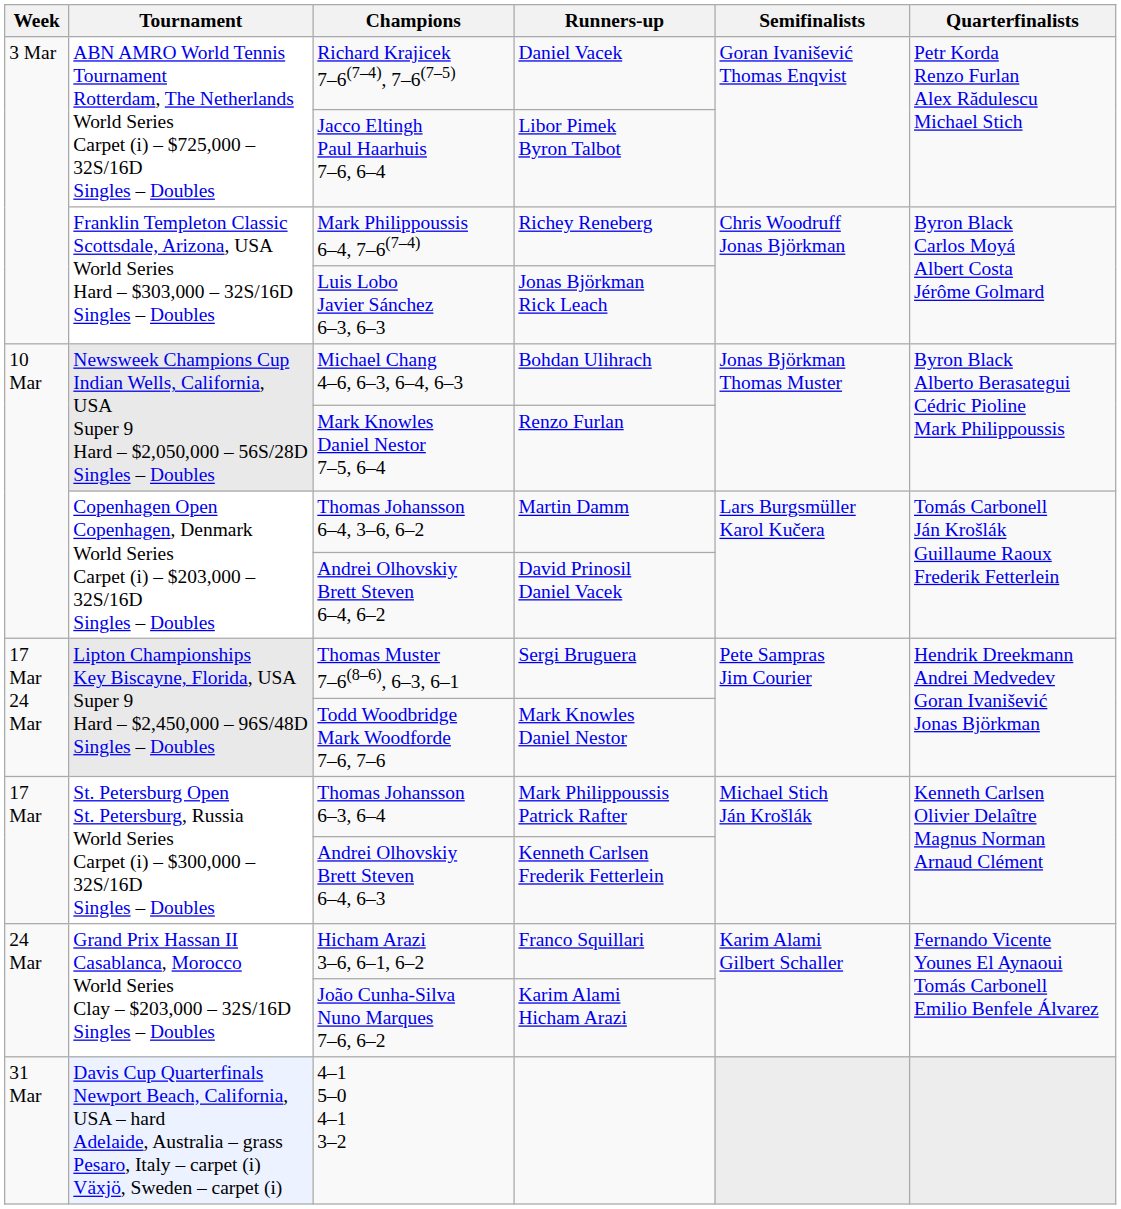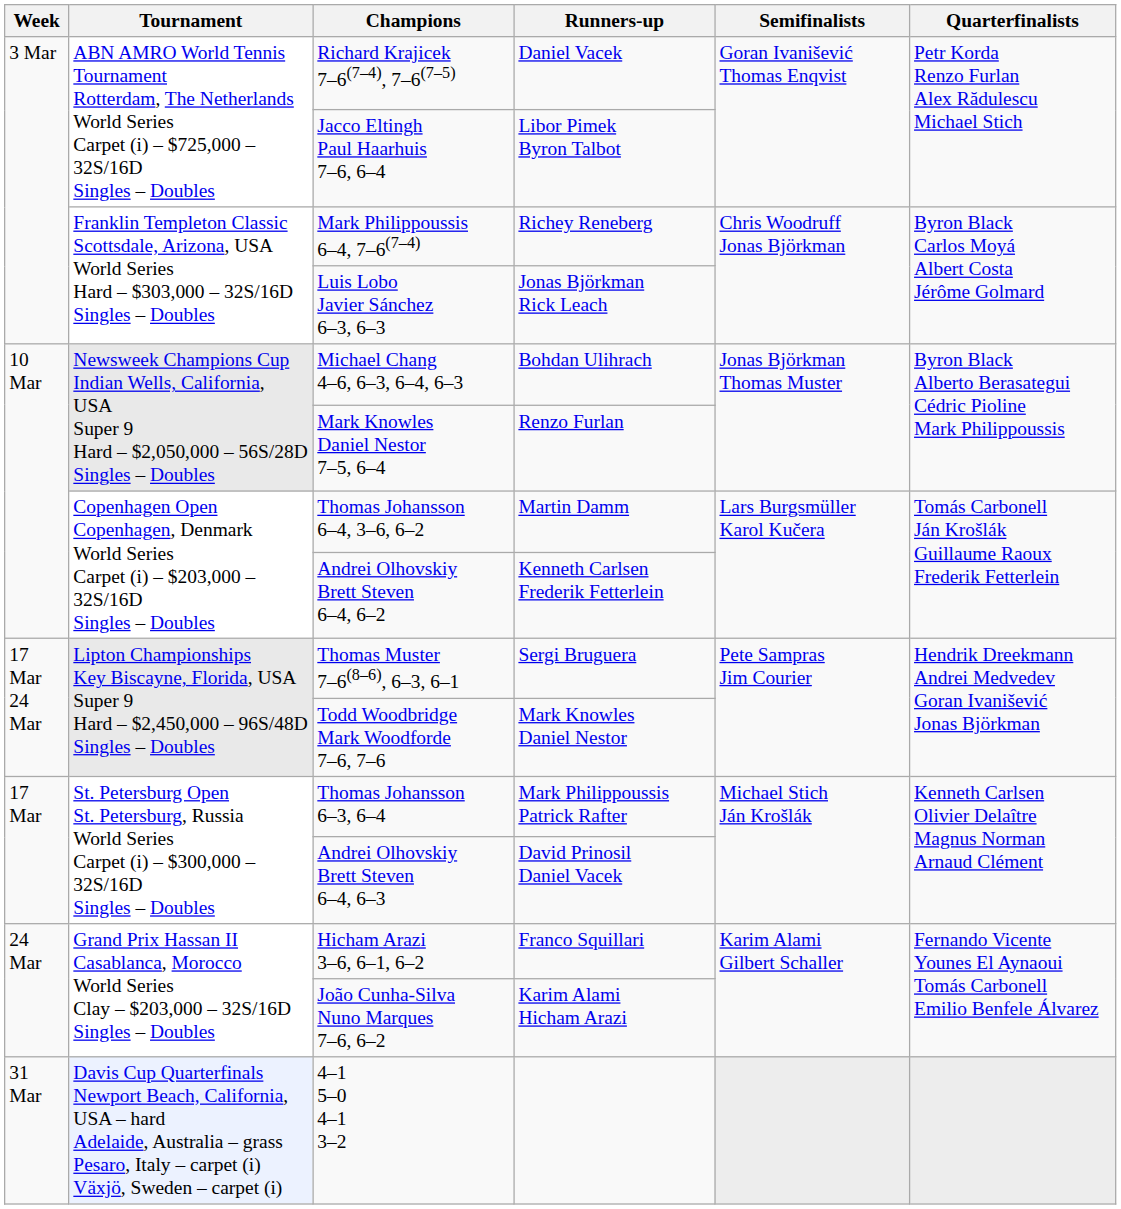(575, 580) David Prinosil Daniel Vacek -> (591, 580) Kenneth Carlsen Frederik Fetterlein
(591, 864) Kenneth Carlsen Frederik Fetterlein -> (575, 864) David Prinosil Daniel Vacek
